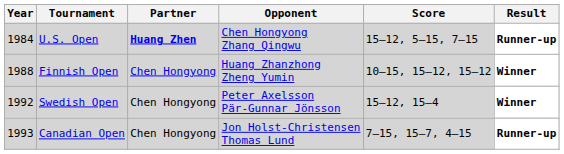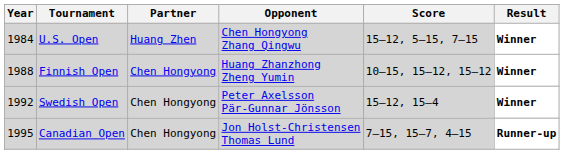(163, 38) bold -> (163, 38) normal
(527, 38) Runner-up -> (517, 38) Winner
(20, 133) 1993 -> (20, 133) 1995
